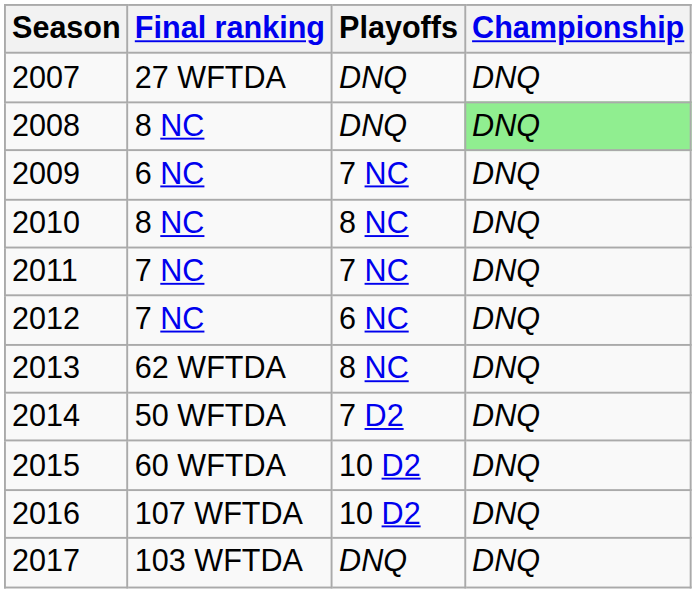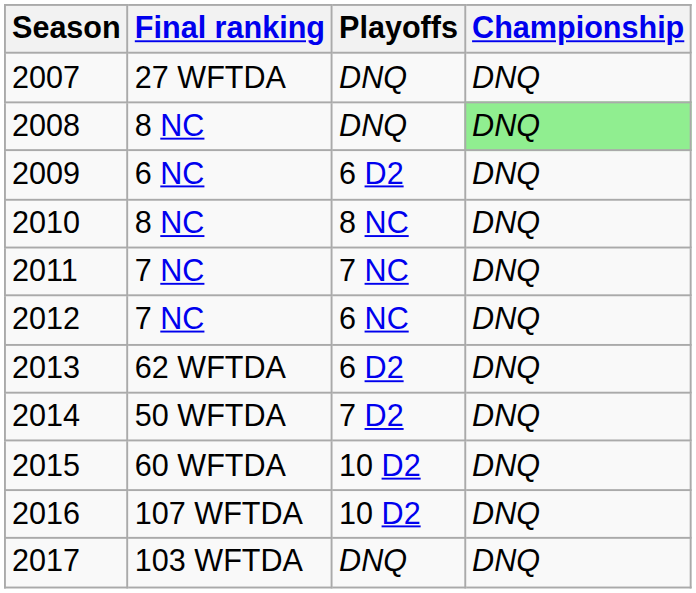(374, 174) 7 NC -> (371, 174) 6 D2
(374, 367) 8 NC -> (371, 367) 6 D2
